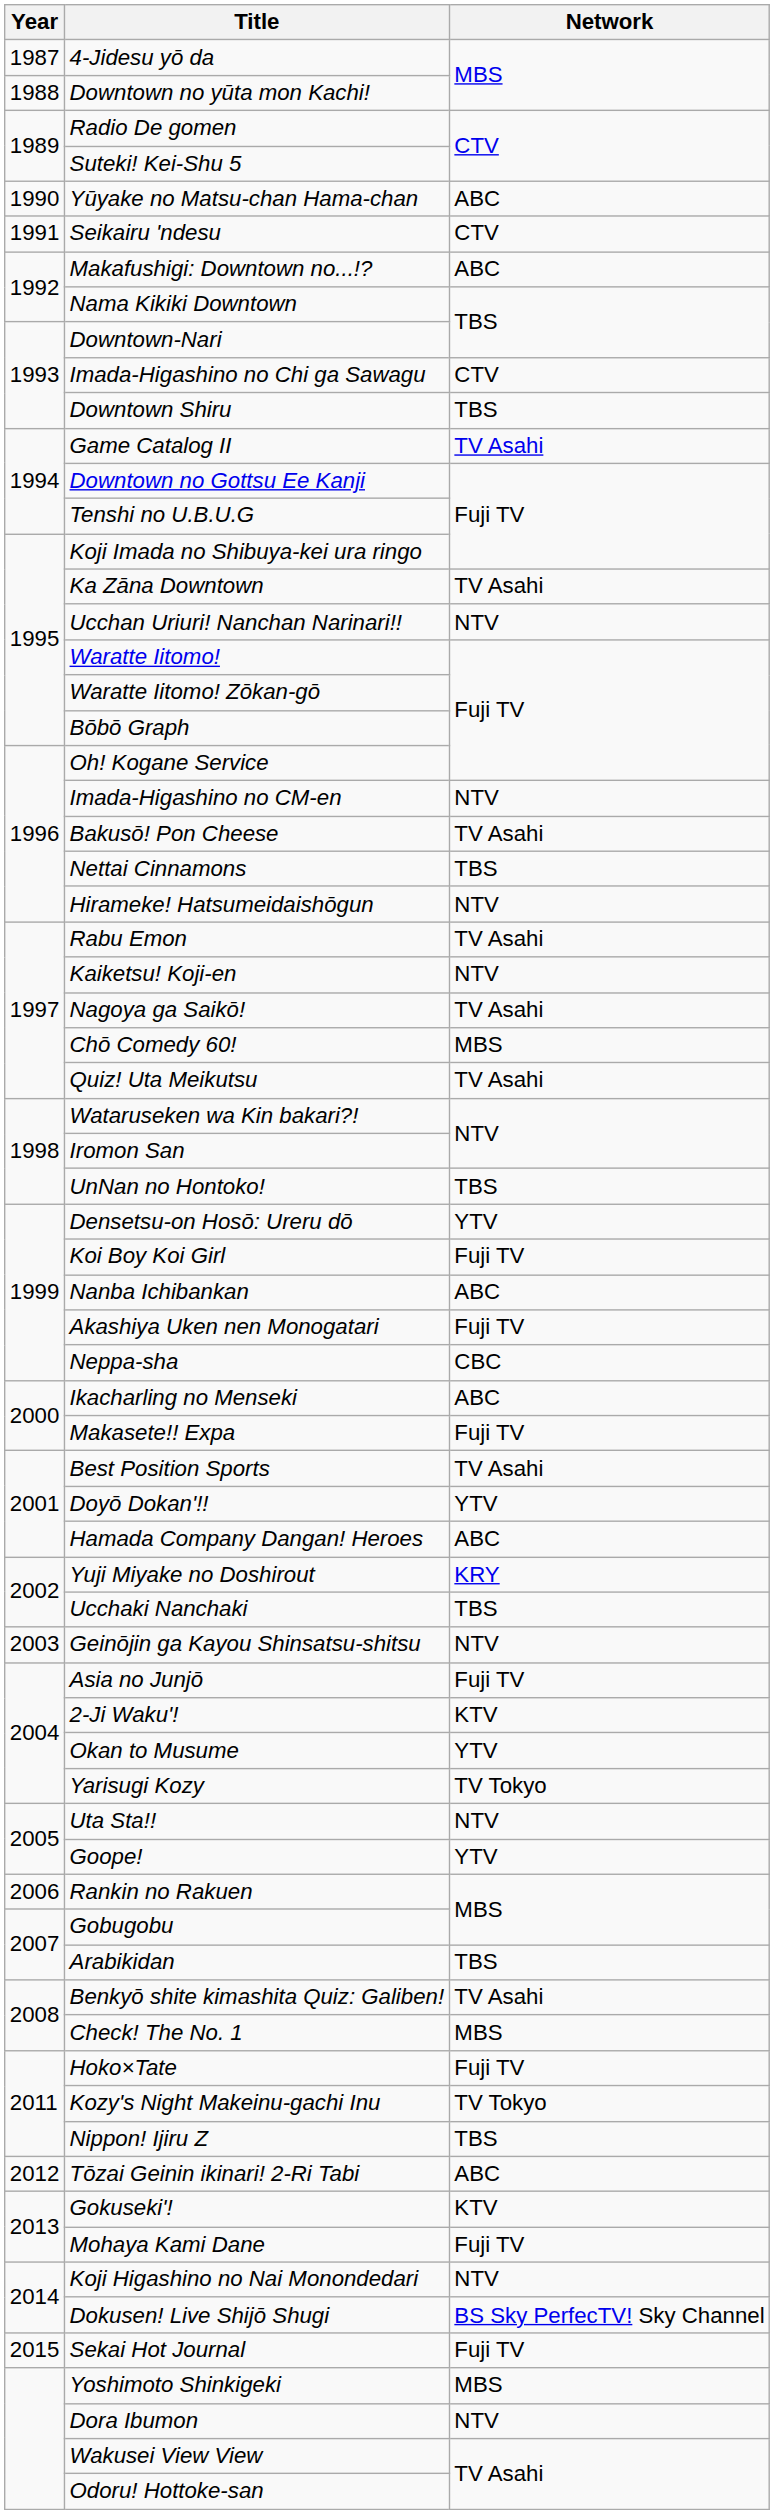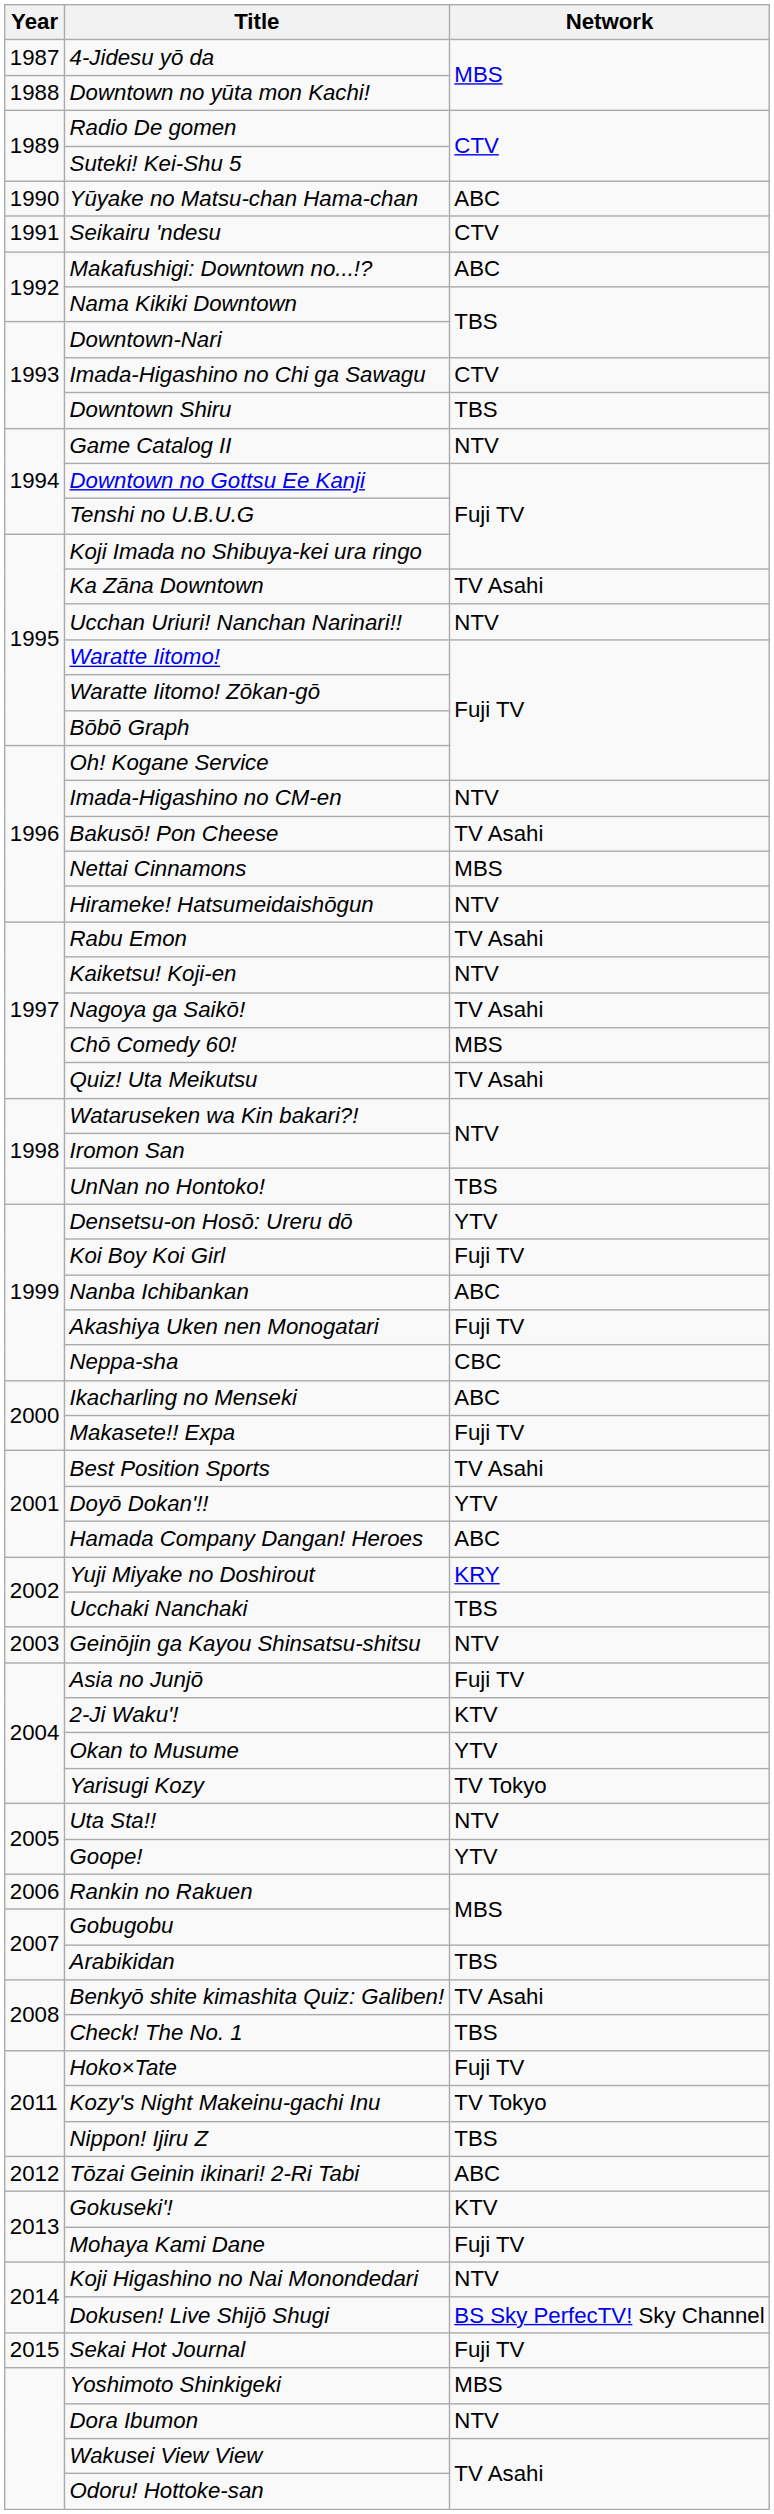(499, 445) TV Asahi -> (477, 445) NTV
(476, 868) TBS -> (478, 868) MBS
(478, 2032) MBS -> (476, 2032) TBS
